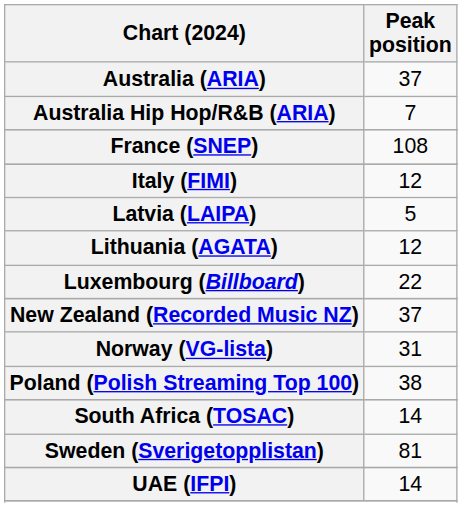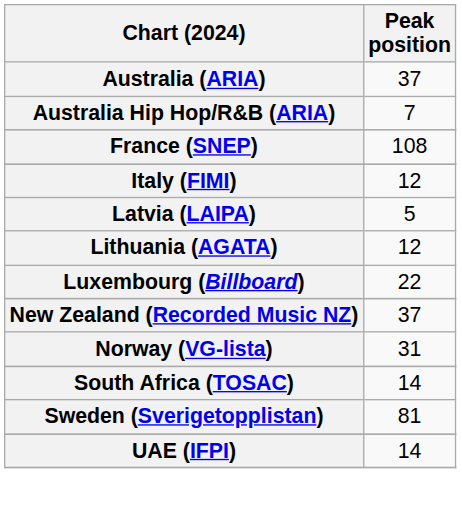- row: (184, 382)
